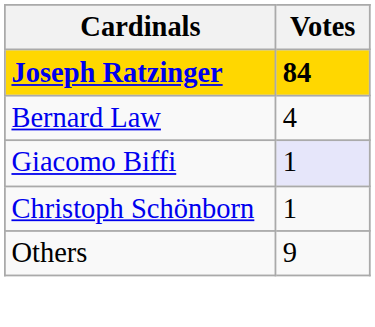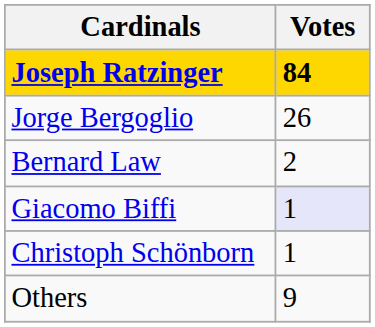+ row: (102, 117)
(323, 118) 4 -> (323, 163) 2
